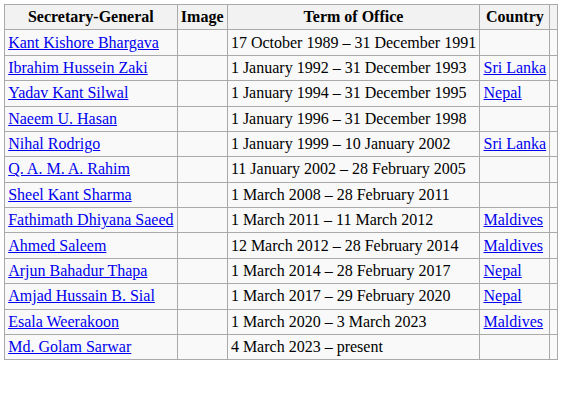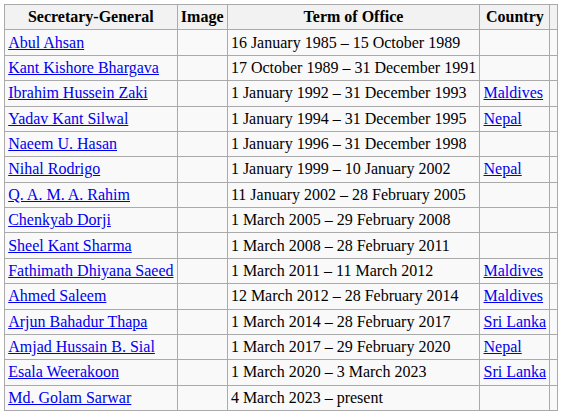+ row: (46, 42)
(515, 67) Sri Lanka -> (513, 93) Maldives
(515, 144) Sri Lanka -> (503, 169) Nepal
+ row: (60, 220)
(503, 270) Nepal -> (515, 321) Sri Lanka
(513, 321) Maldives -> (515, 372) Sri Lanka
